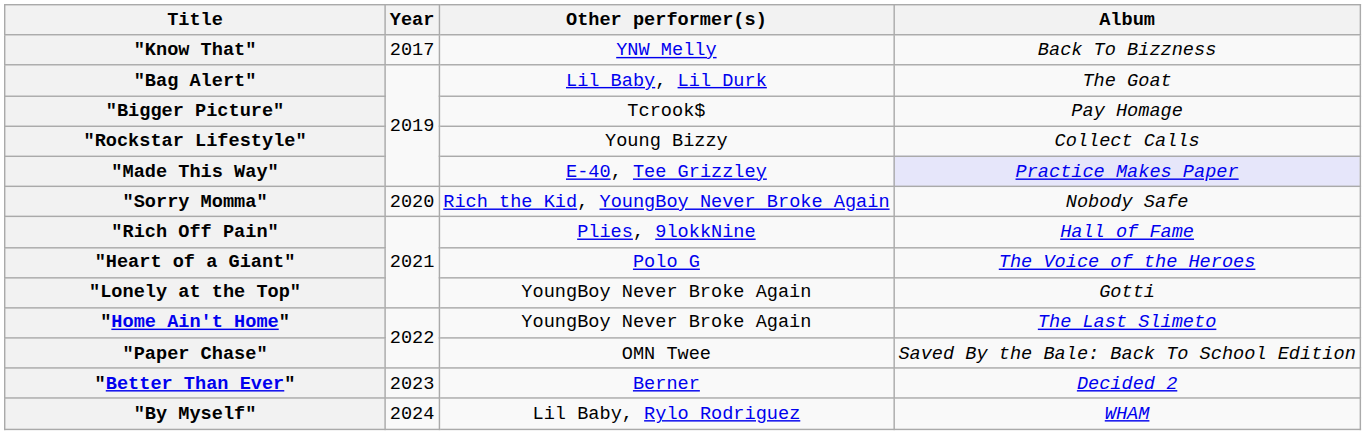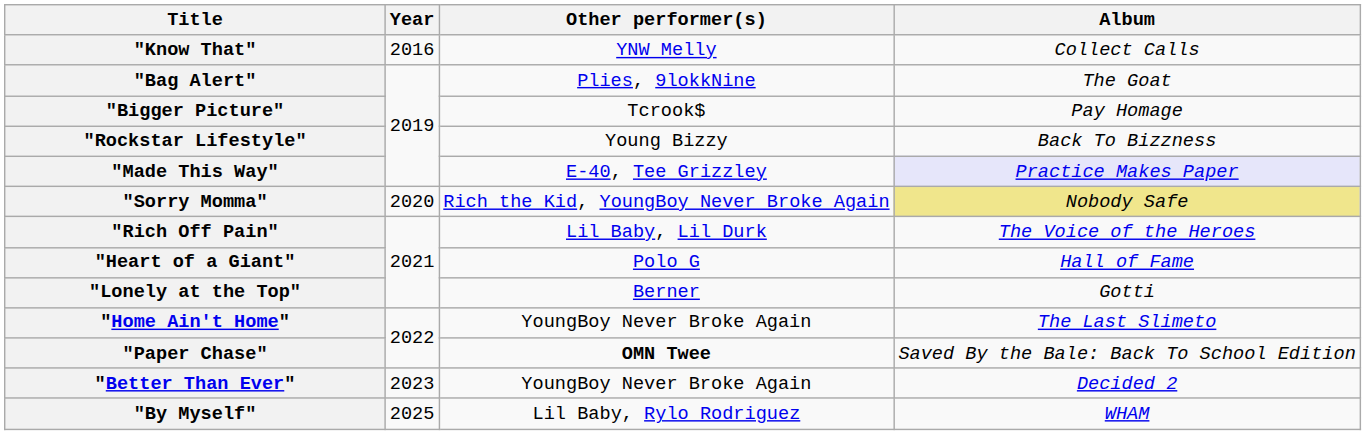(412, 50) 2017 -> (412, 50) 2016
(1127, 50) Back To Bizzness -> (1127, 50) Collect Calls
(666, 80) Lil Baby, Lil Durk -> (666, 80) Plies, 9lokkNine
(1127, 141) Collect Calls -> (1127, 141) Back To Bizzness
(1127, 202) no background -> (1127, 202) khaki background
(666, 232) Plies, 9lokkNine -> (666, 232) Lil Baby, Lil Durk
(1127, 232) Hall of Fame -> (1127, 232) The Voice of the Heroes
(1127, 262) The Voice of the Heroes -> (1127, 262) Hall of Fame
(666, 293) YoungBoy Never Broke Again -> (666, 293) Berner
(666, 353) normal -> (666, 353) bold
(666, 383) Berner -> (666, 383) YoungBoy Never Broke Again
(412, 414) 2024 -> (412, 414) 2025
